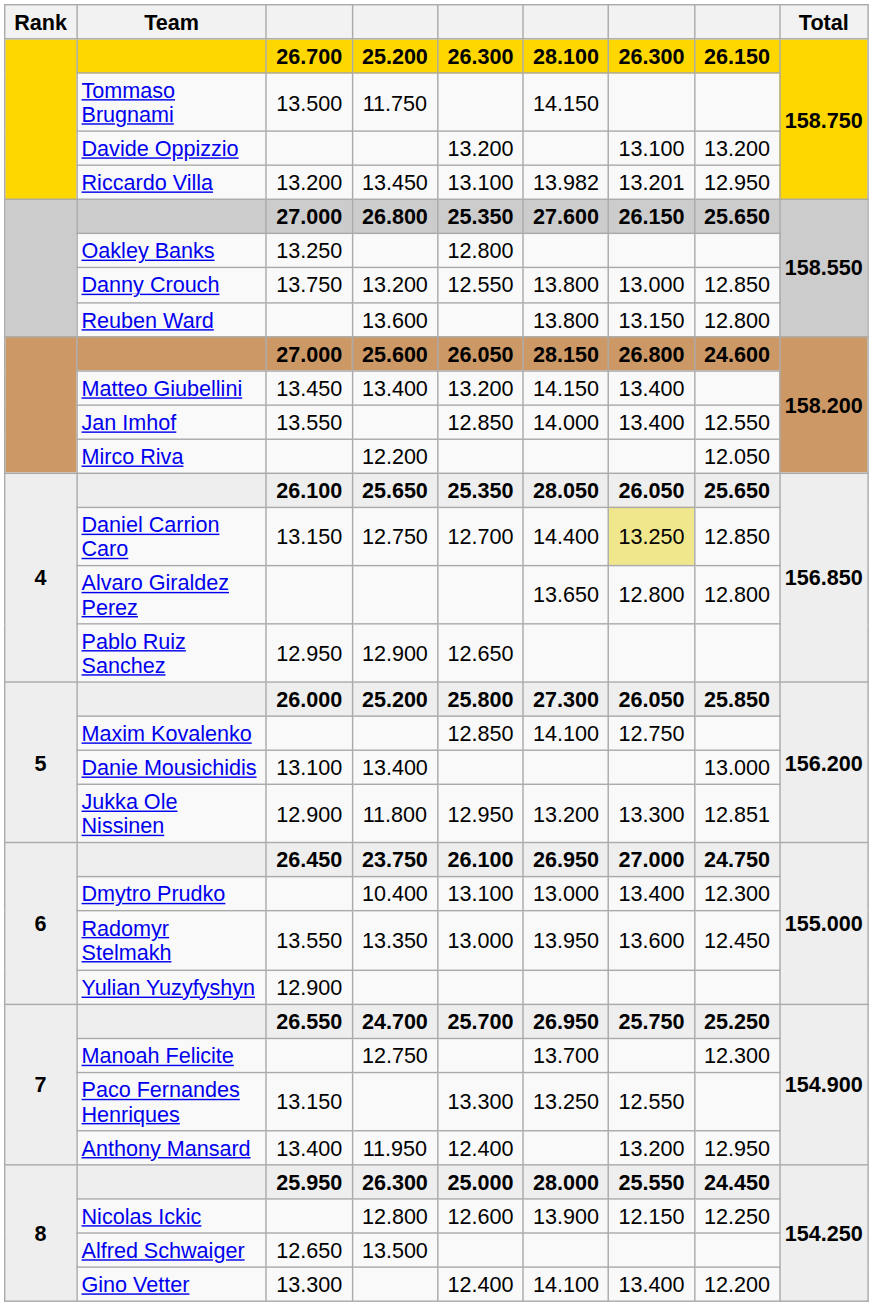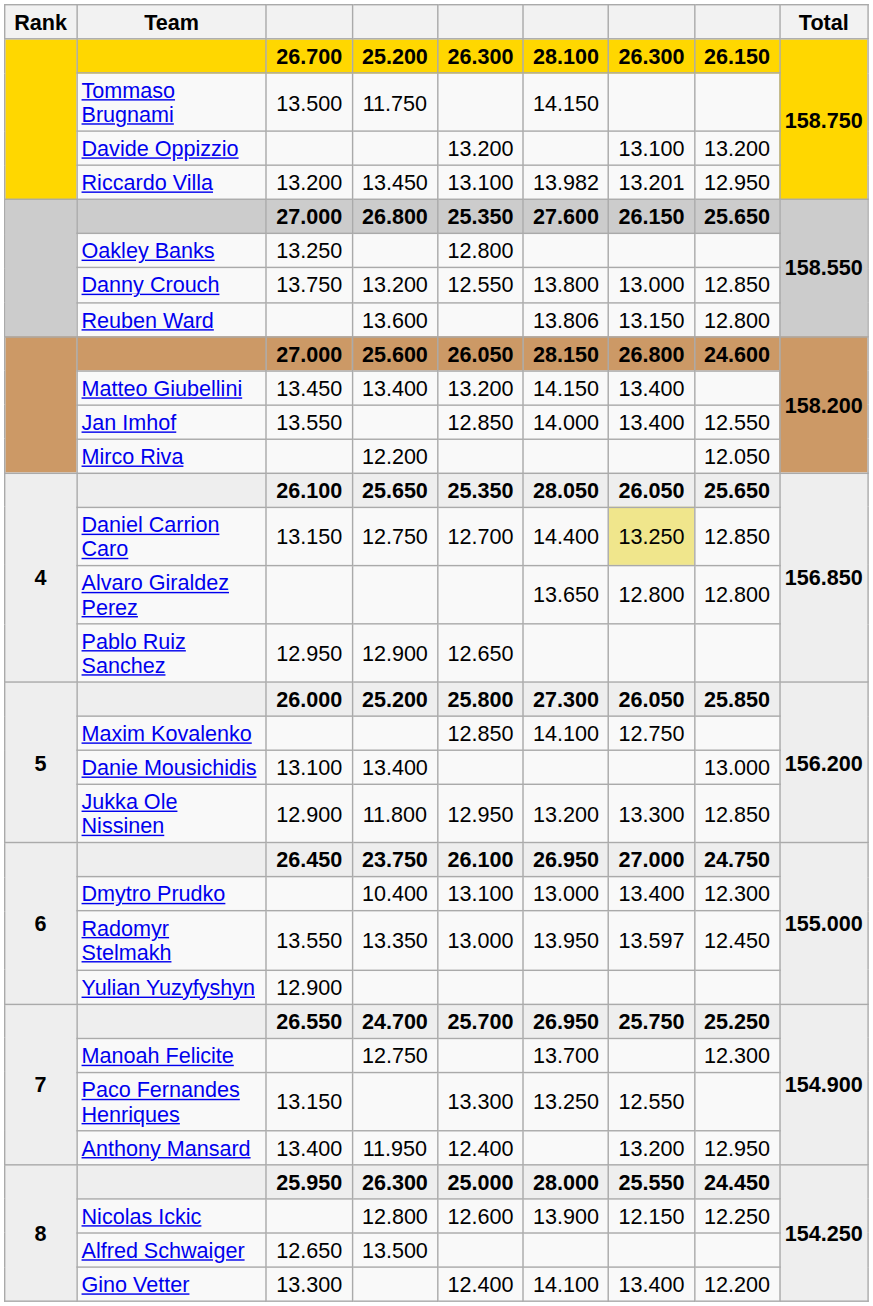(566, 319) 13.800 -> (566, 319) 13.806
(737, 814) 12.851 -> (737, 814) 12.850
(651, 941) 13.600 -> (651, 941) 13.597
